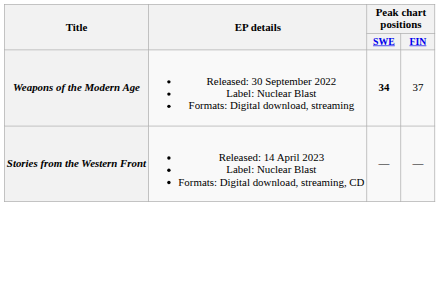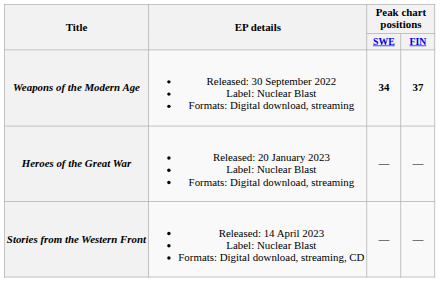(418, 88) normal -> (418, 88) bold
+ row: (76, 163)
